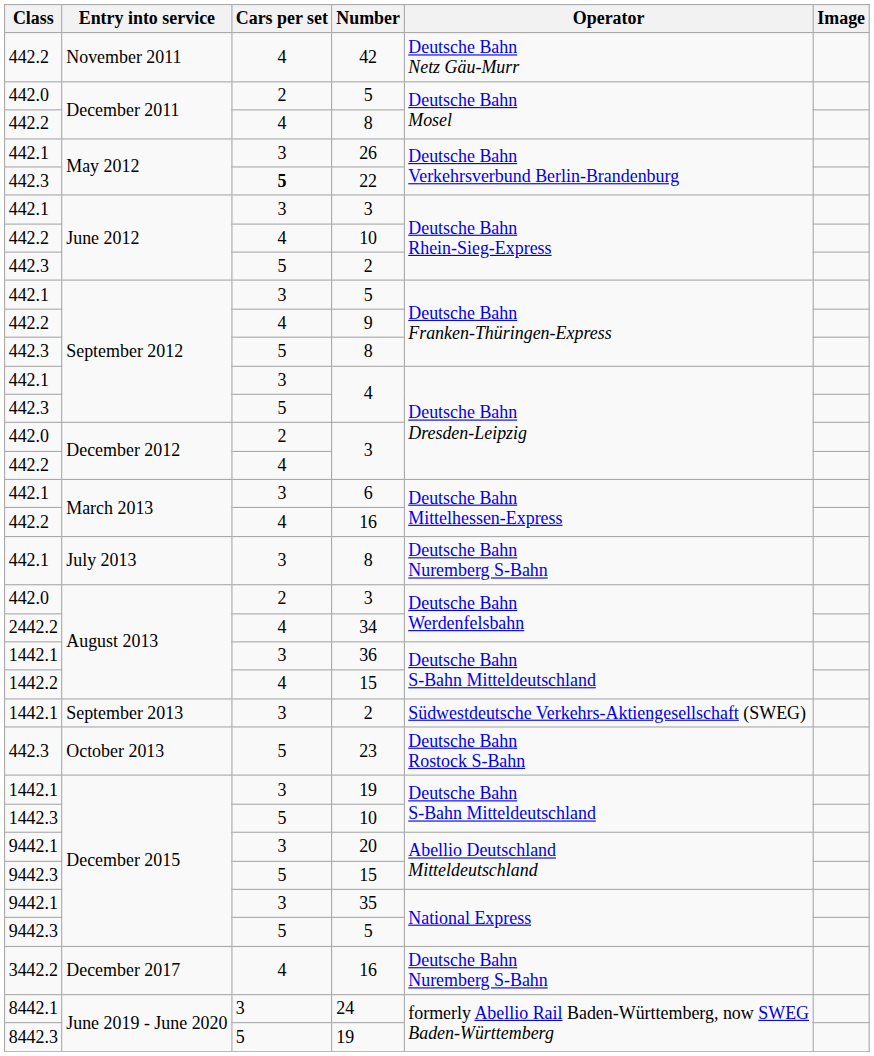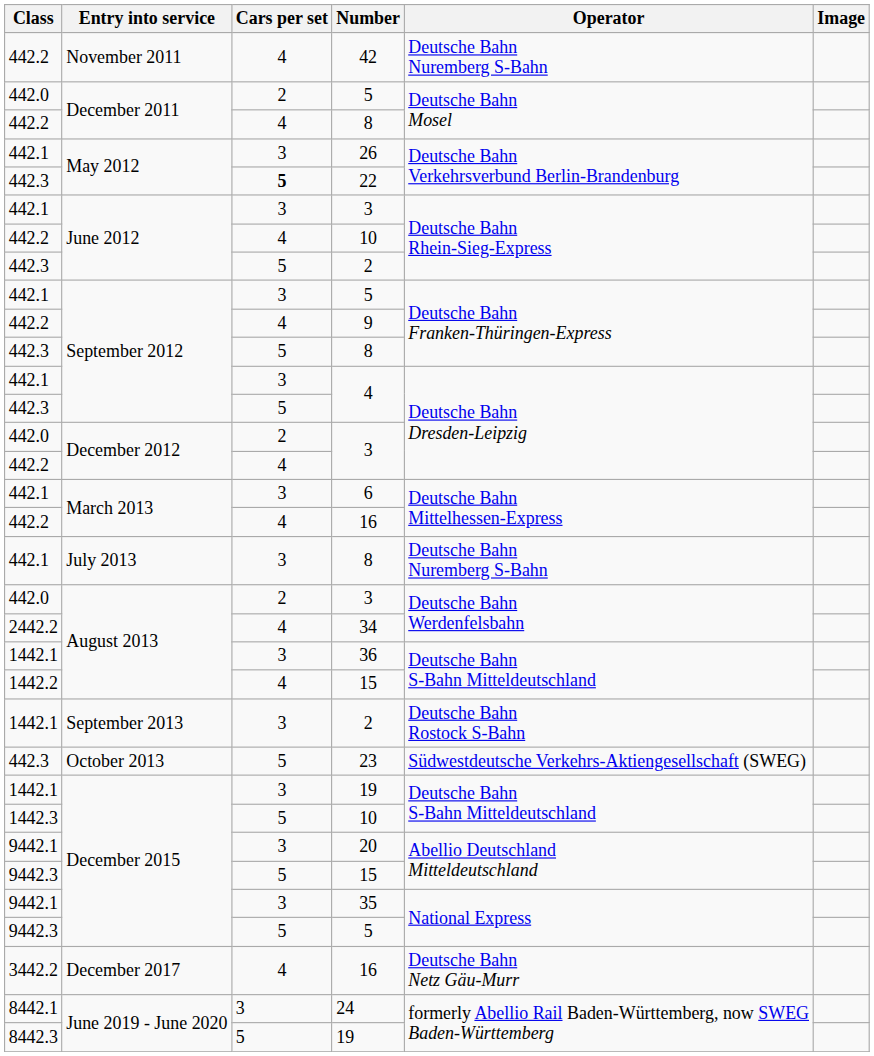(464, 57) Deutsche Bahn Netz Gäu-Murr -> (478, 57) Deutsche Bahn Nuremberg S-Bahn
(607, 712) Südwestdeutsche Verkehrs-Aktiengesellschaft (SWEG) -> (467, 722) Deutsche Bahn Rostock S-Bahn
(467, 751) Deutsche Bahn Rostock S-Bahn -> (607, 761) Südwestdeutsche Verkehrs-Aktiengesellschaft (SWEG)
(478, 970) Deutsche Bahn Nuremberg S-Bahn -> (464, 970) Deutsche Bahn Netz Gäu-Murr
